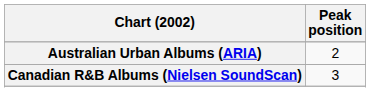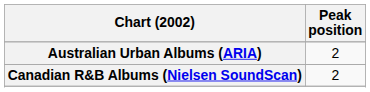(335, 75) 3 -> (335, 75) 2
